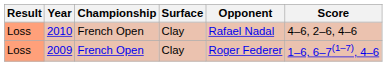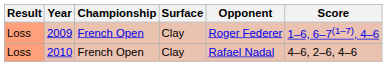rows swapped: (60, 51) <-> (60, 31)
